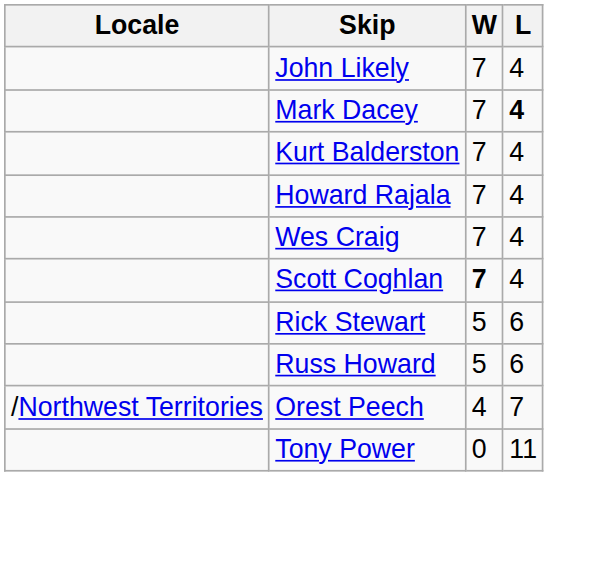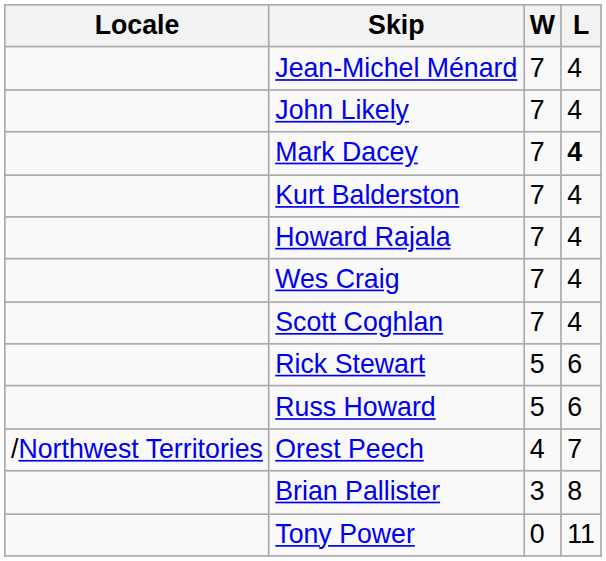+ row: (396, 68)
(479, 279) bold -> (537, 322) normal
+ row: (358, 491)
